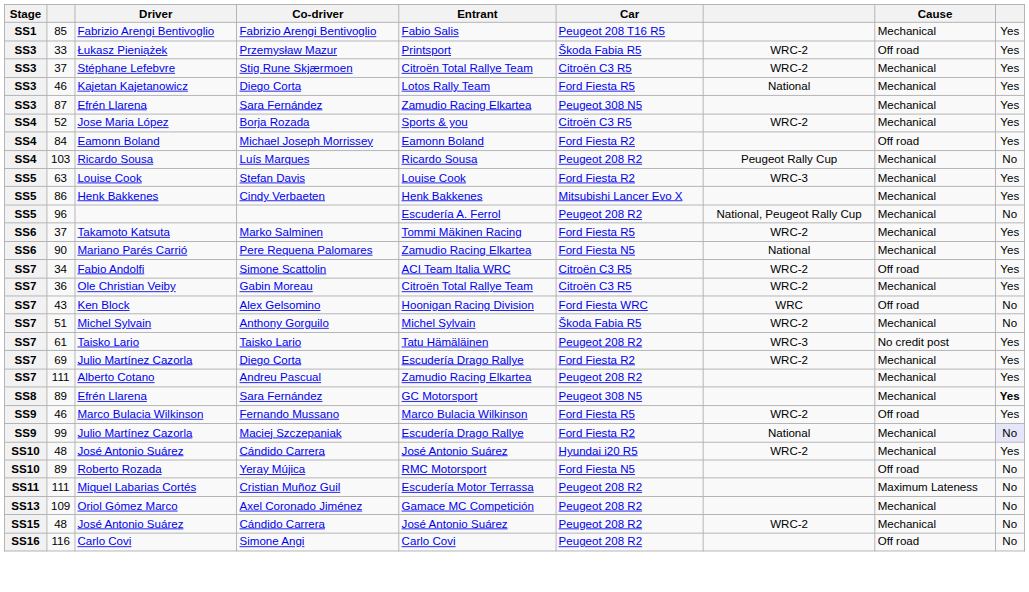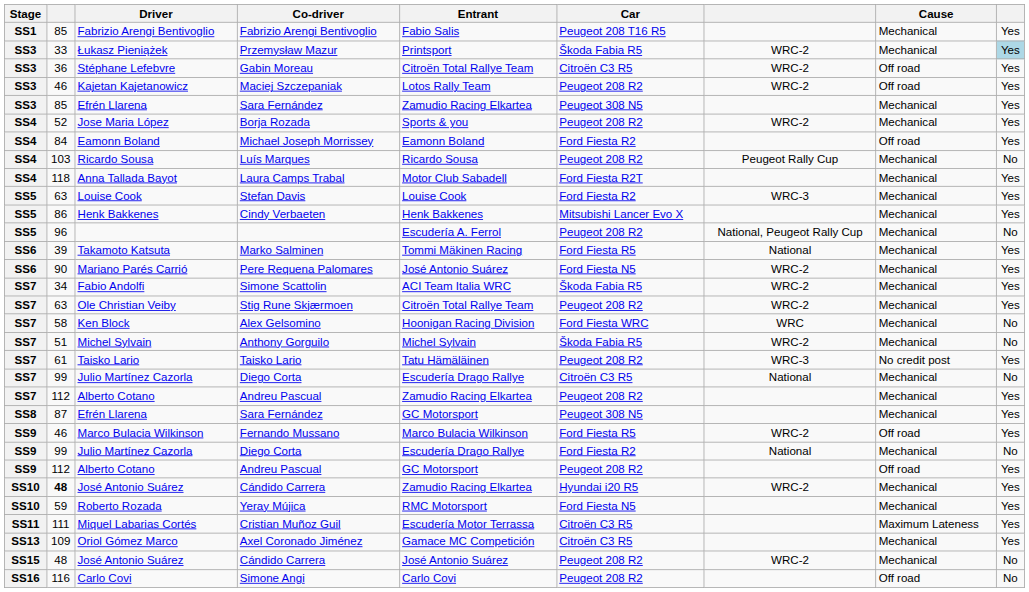(898, 50) Off road -> (908, 50) Mechanical
(1010, 50) no background -> (1010, 50) lightblue background
(61, 68) 37 -> (61, 68) 36
(296, 68) Stig Rune Skjærmoen -> (276, 68) Gabin Moreau
(907, 68) Mechanical -> (899, 68) Off road
(270, 86) Diego Corta -> (291, 86) Maciej Szczepaniak
(597, 86) Ford Fiesta R5 -> (601, 86) Peugeot 208 R2
(789, 86) National -> (790, 86) WRC-2
(907, 86) Mechanical -> (899, 86) Off road
(61, 104) 87 -> (61, 104) 85
(595, 122) Citroën C3 R5 -> (601, 122) Peugeot 208 R2
+ row: (25, 177)
(61, 232) 37 -> (61, 250) 39
(789, 232) WRC-2 -> (790, 250) National
(466, 250) Zamudio Racing Elkartea -> (455, 268) José Antonio Suárez
(789, 250) National -> (790, 268) WRC-2
(595, 268) Citroën C3 R5 -> (601, 286) Škoda Fabia R5
(898, 268) Off road -> (908, 286) Mechanical
(61, 286) 36 -> (61, 305) 63
(276, 286) Gabin Moreau -> (296, 305) Stig Rune Skjærmoen
(595, 286) Citroën C3 R5 -> (601, 305) Peugeot 208 R2
(61, 305) 43 -> (61, 323) 58
(898, 305) Off road -> (908, 323) Mechanical
(61, 359) 69 -> (61, 378) 99
(597, 359) Ford Fiesta R2 -> (596, 378) Citroën C3 R5
(789, 359) WRC-2 -> (790, 378) National
(1010, 359) Yes -> (1010, 378) No
(61, 378) 111 -> (61, 396) 112
(61, 396) 89 -> (61, 414) 87
(1010, 396) bold -> (1010, 414) normal
(291, 432) Maciej Szczepaniak -> (271, 450) Diego Corta
(1010, 432) lavender background -> (1010, 450) no background
+ row: (25, 469)
(61, 450) normal -> (61, 487) bold
(455, 450) José Antonio Suárez -> (467, 487) Zamudio Racing Elkartea
(61, 469) 89 -> (61, 505) 59
(898, 469) Off road -> (908, 505) Mechanical
(1010, 469) No -> (1010, 505) Yes
(600, 487) Peugeot 208 R2 -> (596, 523) Citroën C3 R5
(1010, 487) No -> (1010, 523) Yes
(600, 505) Peugeot 208 R2 -> (596, 542) Citroën C3 R5
(1010, 505) No -> (1010, 542) Yes
